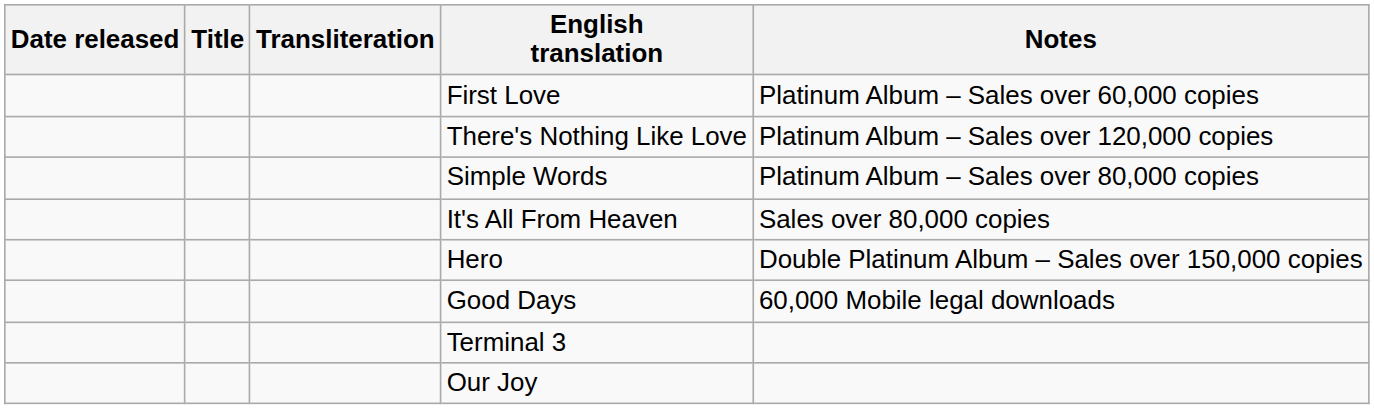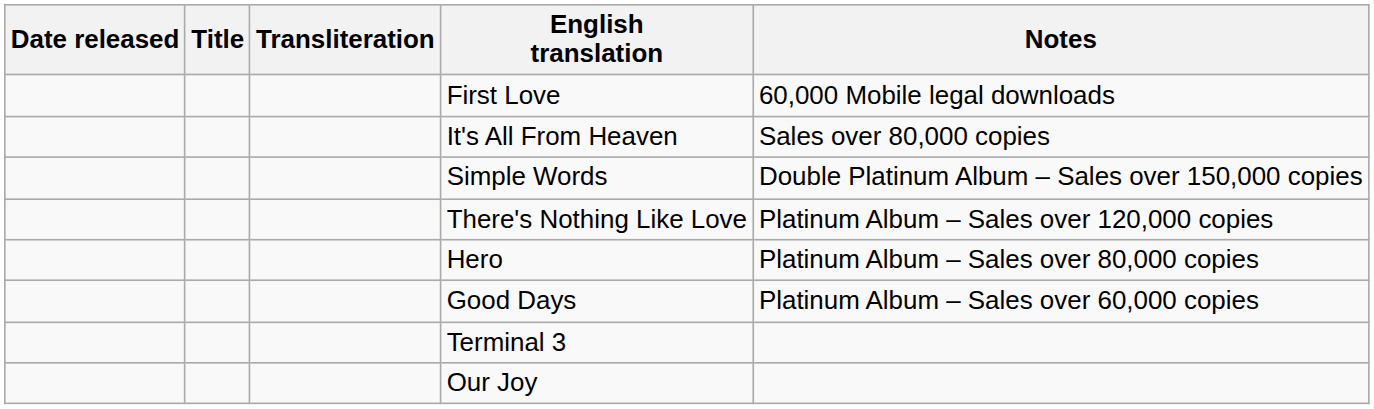(1009, 95) Platinum Album – Sales over 60,000 copies -> (937, 95) 60,000 Mobile legal downloads
rows swapped: (562, 218) <-> (597, 136)
(1009, 177) Platinum Album – Sales over 80,000 copies -> (1061, 177) Double Platinum Album – Sales over 150,000 copies
(1061, 259) Double Platinum Album – Sales over 150,000 copies -> (1009, 259) Platinum Album – Sales over 80,000 copies
(937, 300) 60,000 Mobile legal downloads -> (1009, 300) Platinum Album – Sales over 60,000 copies
